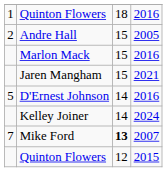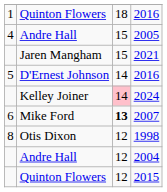(11, 34) 2 -> (11, 34) 4
- row: (55, 55)
(121, 116) no background -> (121, 95) pink background
(11, 136) 7 -> (11, 116) 6
+ row: (48, 136)
+ row: (48, 156)
